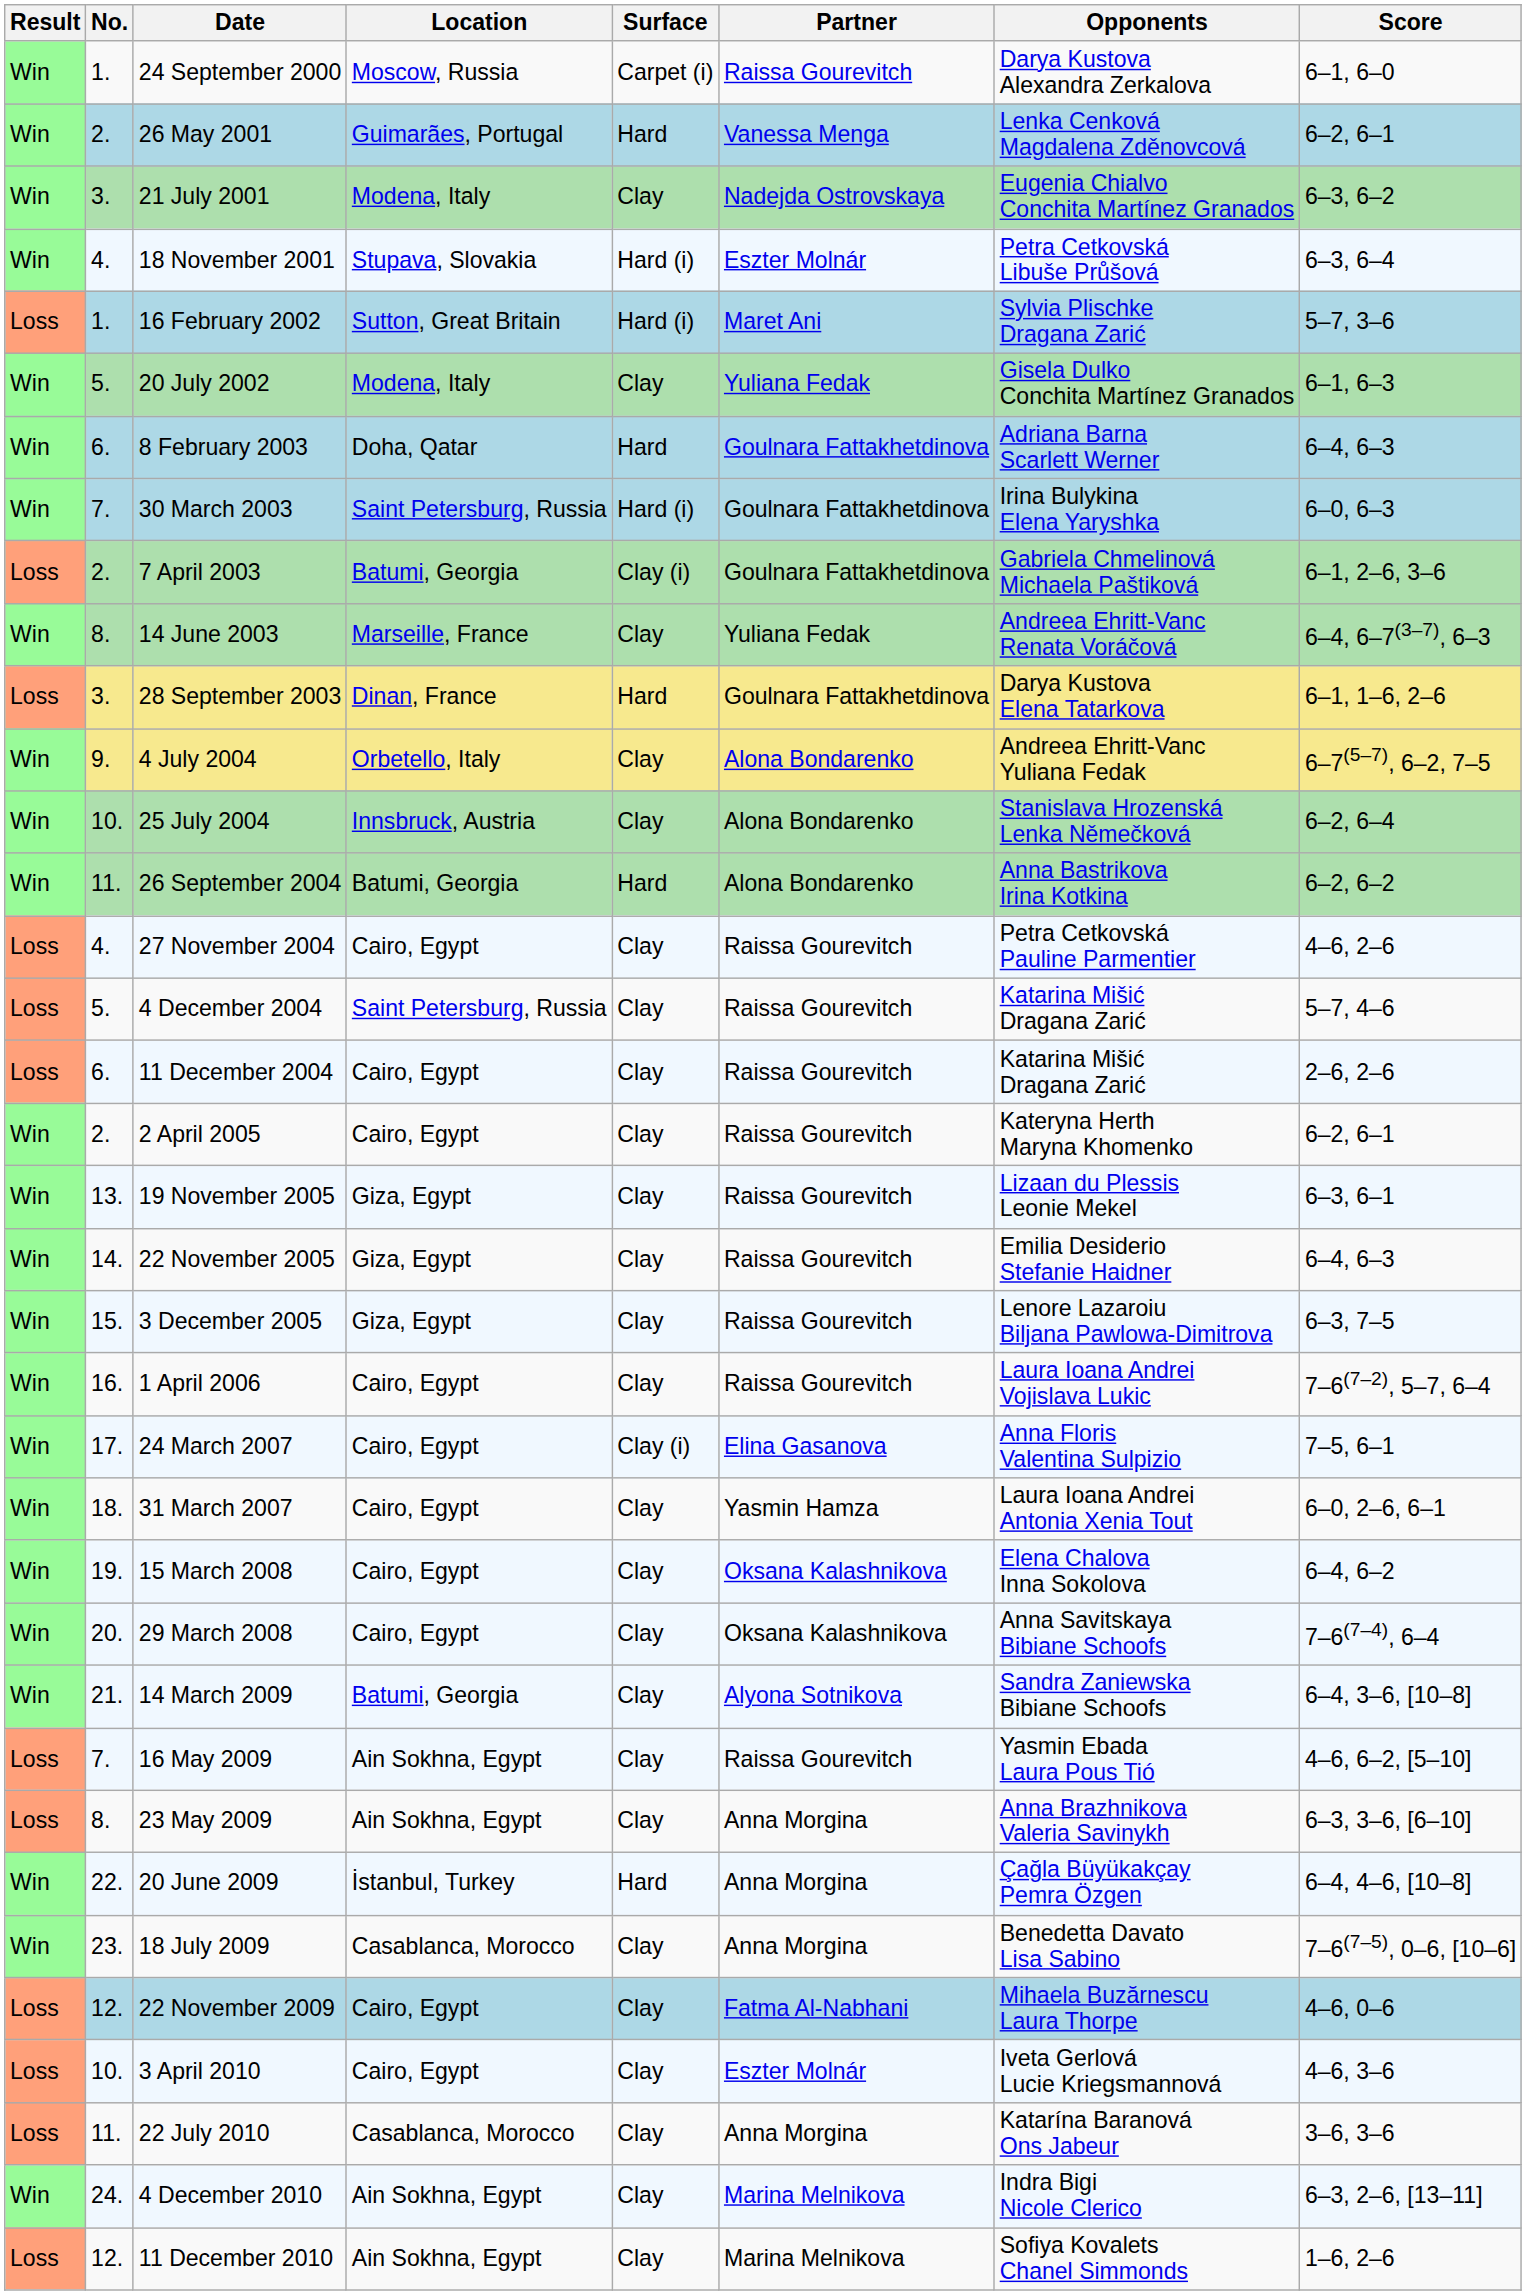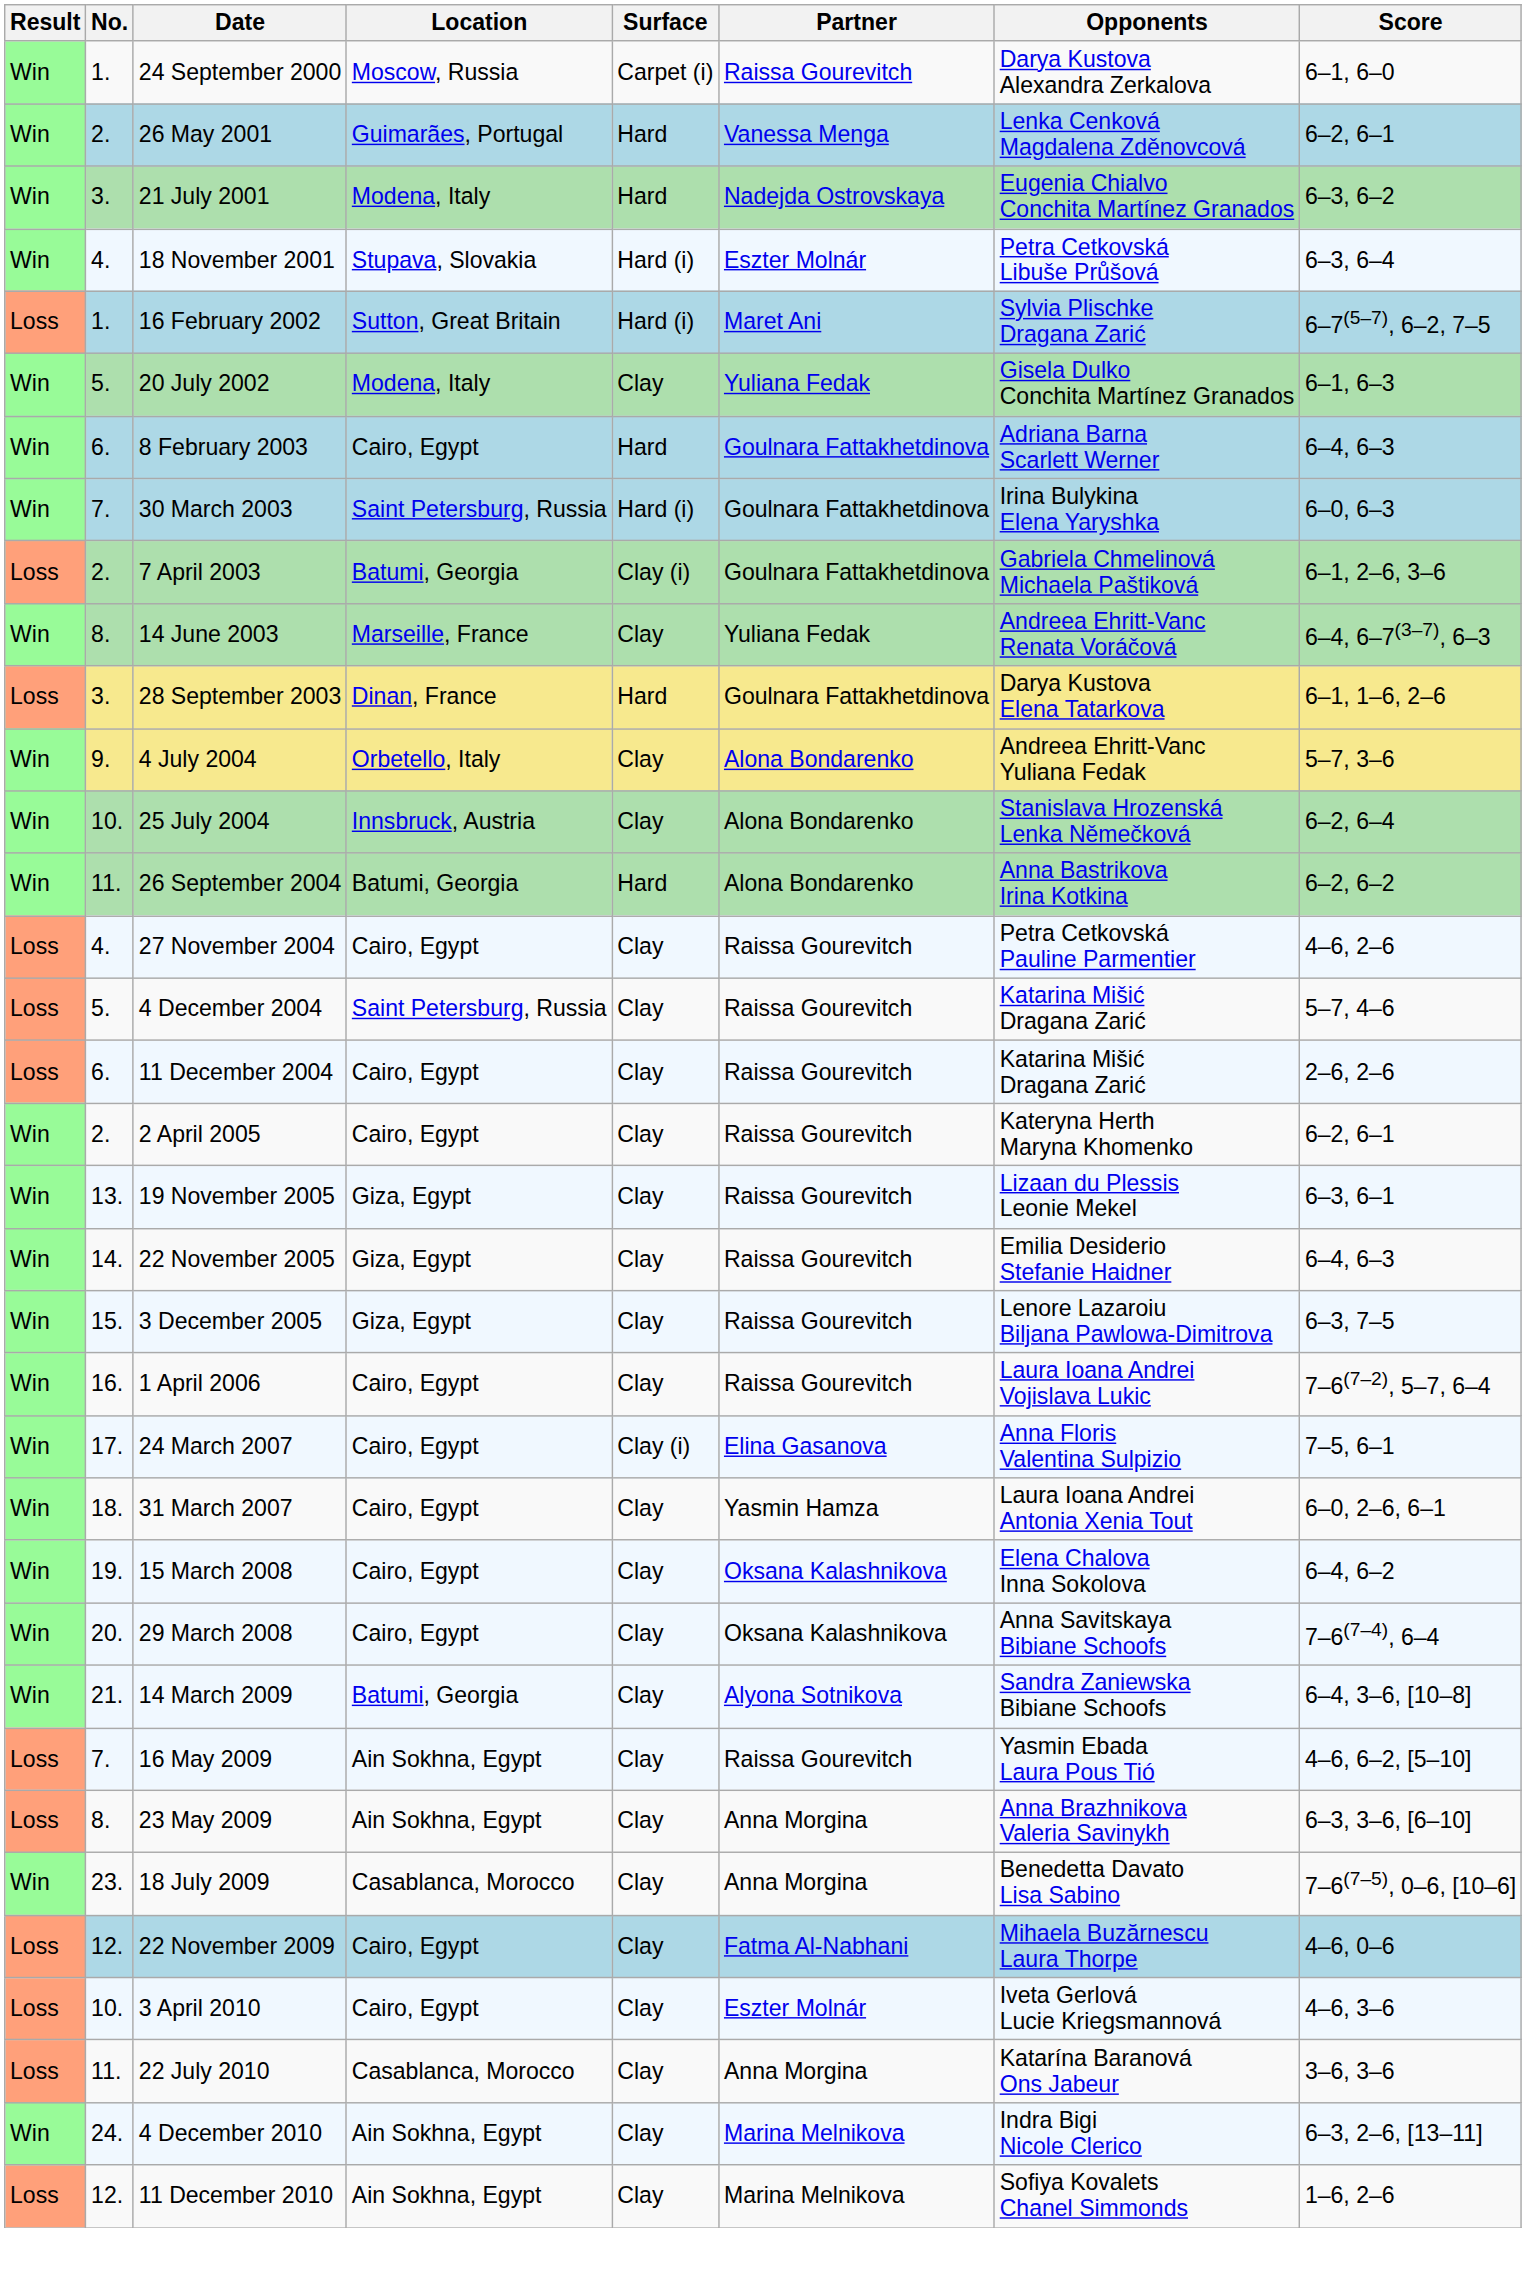(640, 197) Clay -> (642, 197) Hard
(1350, 322) 5–7, 3–6 -> (1398, 322) 6–7(5–7), 6–2, 7–5
(415, 447) Doha, Qatar -> (415, 447) Cairo, Egypt
(1398, 759) 6–7(5–7), 6–2, 7–5 -> (1350, 759) 5–7, 3–6
- row: (209, 1883)
